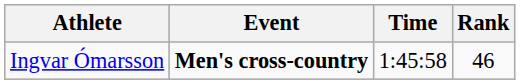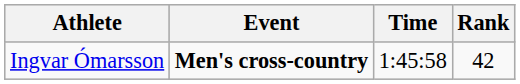(483, 60) 46 -> (483, 60) 42
